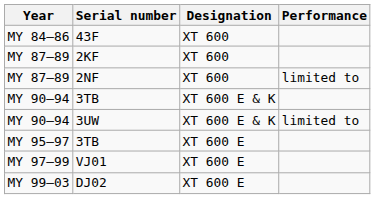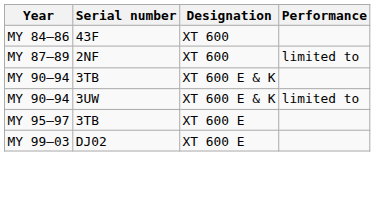- row: (39, 57)
- row: (39, 162)
